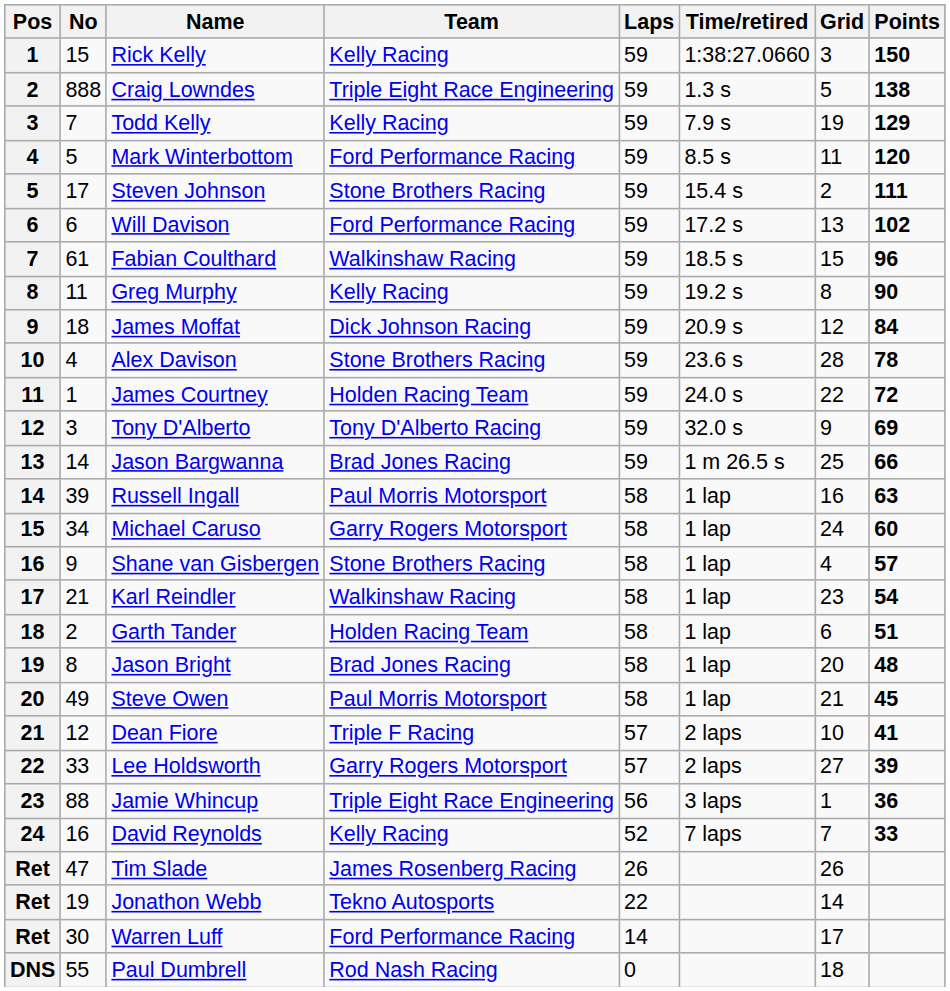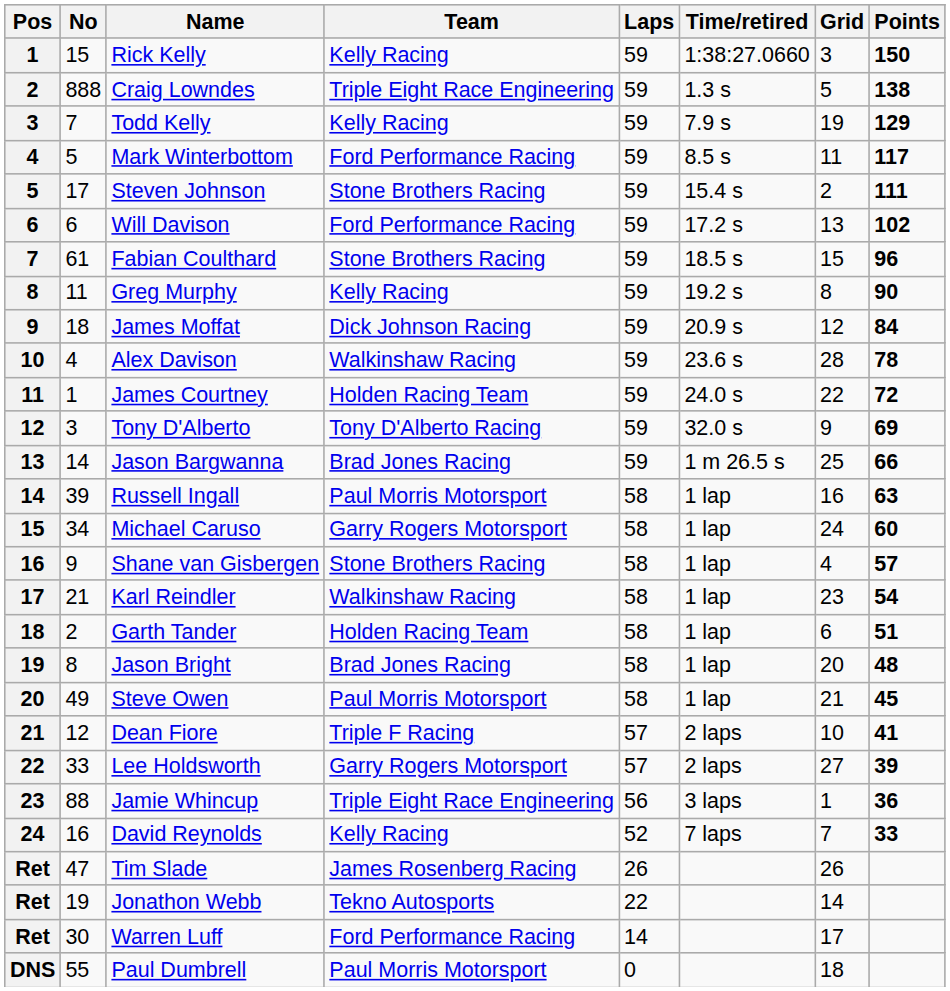(892, 157) 120 -> (892, 157) 117
(423, 258) Walkinshaw Racing -> (437, 258) Stone Brothers Racing
(437, 360) Stone Brothers Racing -> (423, 360) Walkinshaw Racing
(414, 970) Rod Nash Racing -> (438, 970) Paul Morris Motorsport
